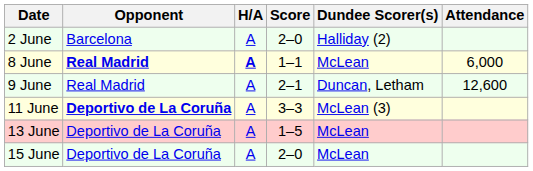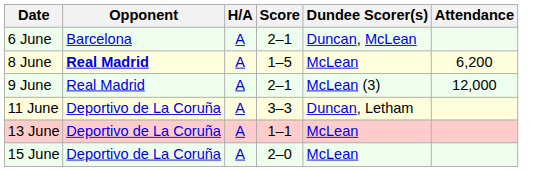- row: (30, 39)
+ row: (30, 39)
(251, 62) bold -> (240, 62) normal
(290, 62) 1–1 -> (280, 62) 1–5
(485, 62) 6,000 -> (474, 62) 6,200
(370, 85) Duncan, Letham -> (343, 85) McLean (3)
(485, 85) 12,600 -> (474, 85) 12,000
(149, 108) bold -> (144, 108) normal
(354, 108) McLean (3) -> (360, 108) Duncan, Letham
(290, 131) 1–5 -> (280, 131) 1–1
